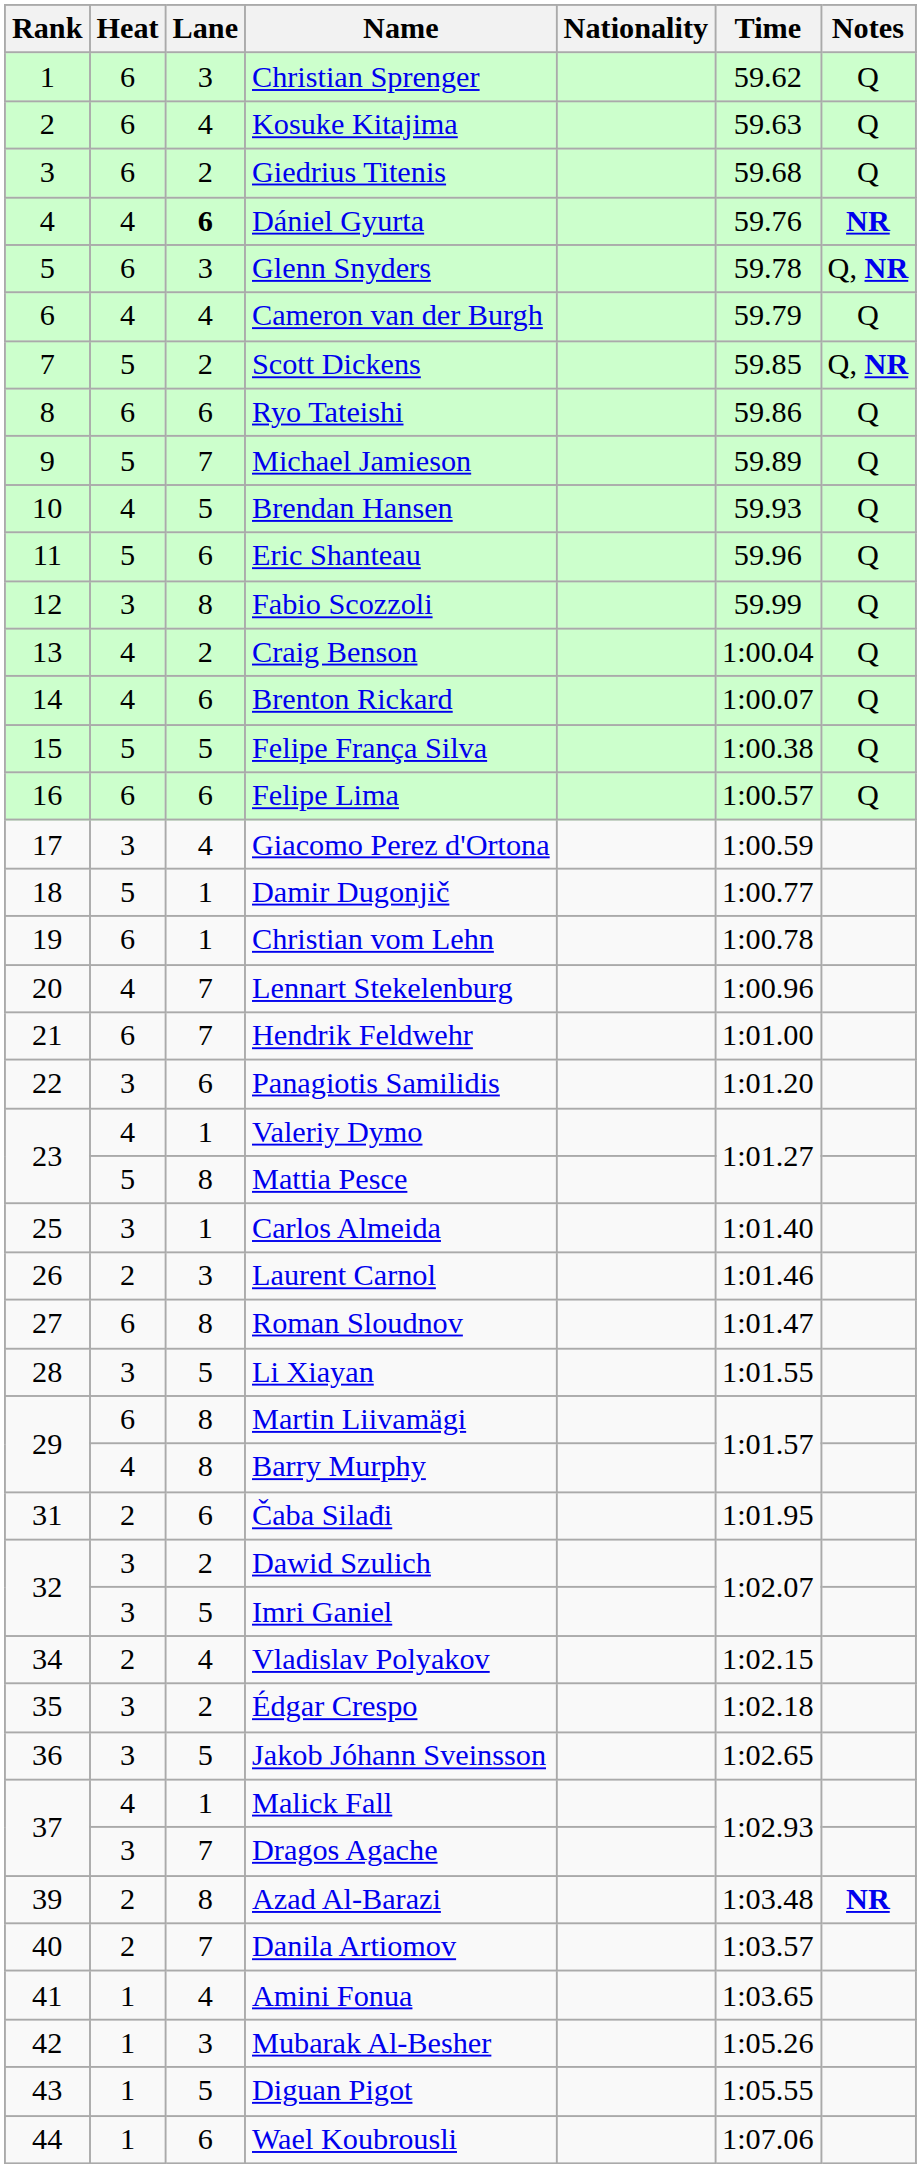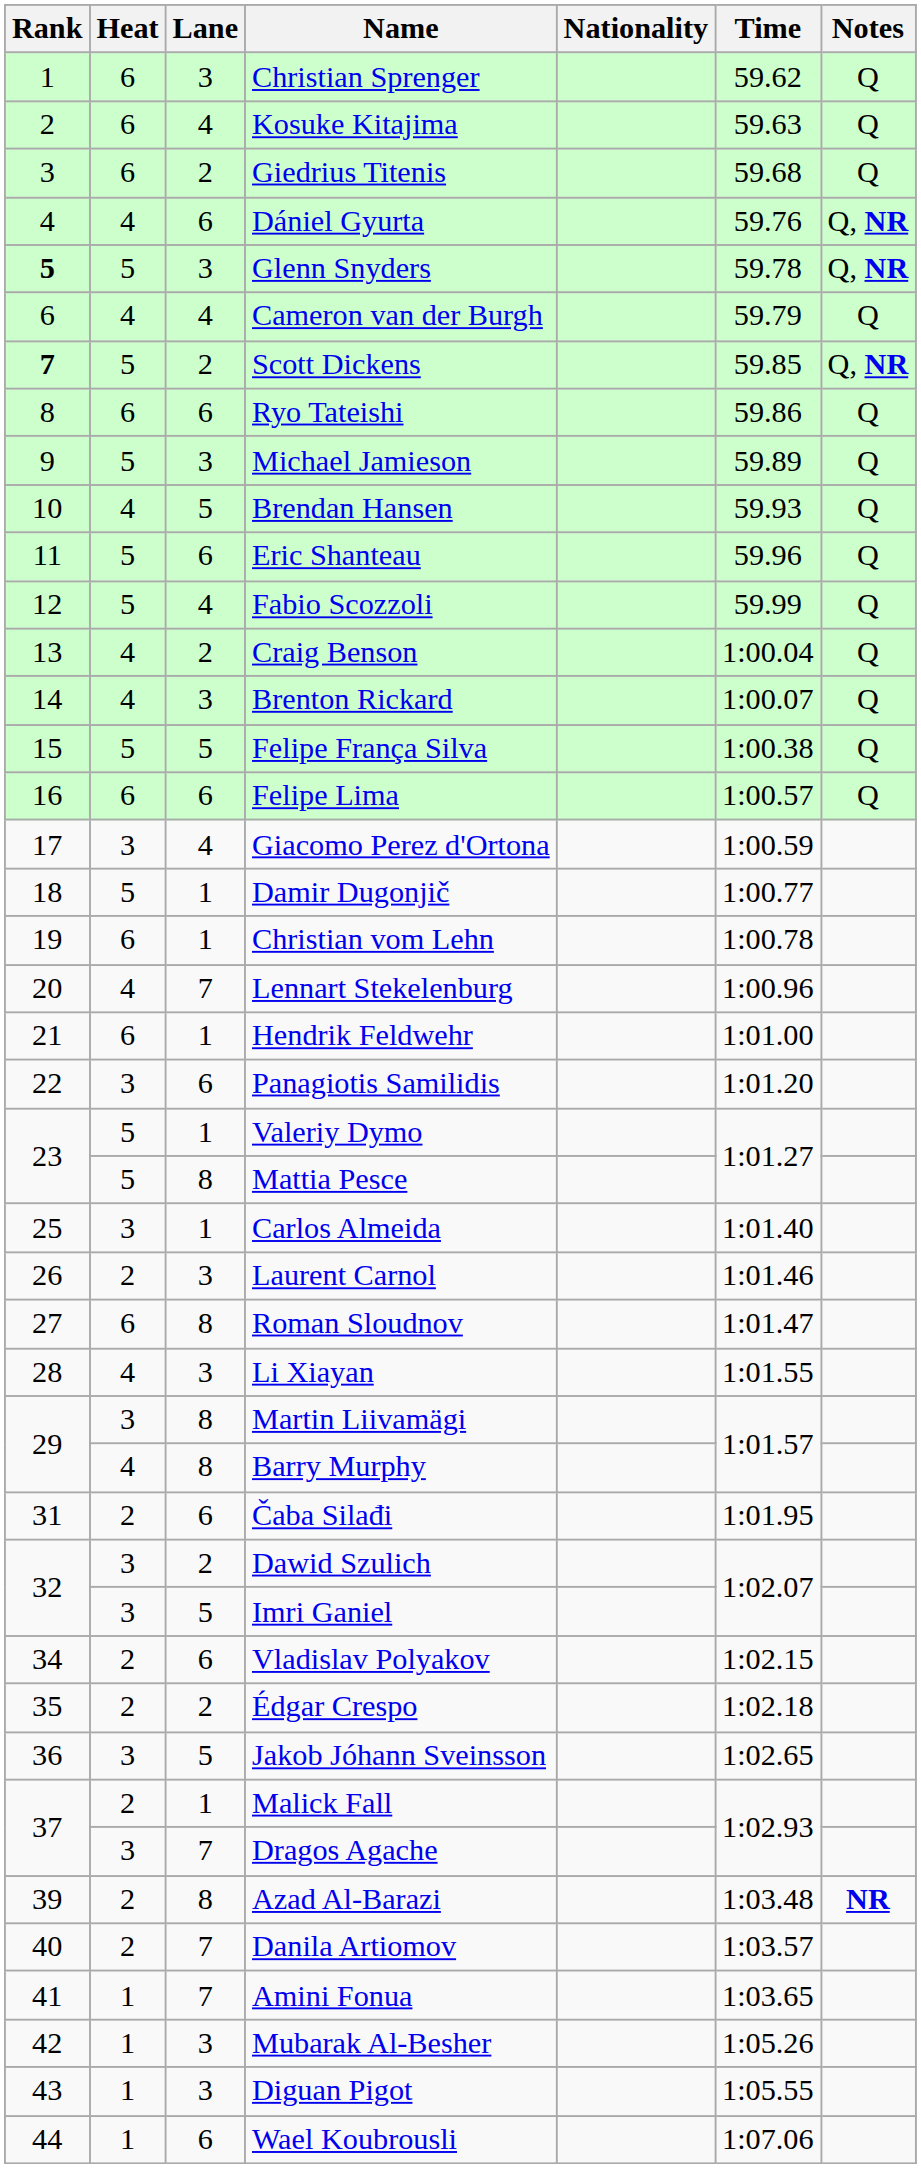(205, 220) bold -> (205, 220) normal
(868, 220) NR -> (868, 220) Q, NR
(47, 268) normal -> (47, 268) bold
(128, 268) 6 -> (128, 268) 5
(47, 364) normal -> (47, 364) bold
(205, 460) 7 -> (205, 460) 3
(128, 603) 3 -> (128, 603) 5
(205, 603) 8 -> (205, 603) 4
(205, 699) 6 -> (205, 699) 3
(205, 1035) 7 -> (205, 1035) 1
(128, 1131) 4 -> (128, 1131) 5
(128, 1371) 3 -> (128, 1371) 4
(205, 1371) 5 -> (205, 1371) 3
(128, 1419) 6 -> (128, 1419) 3
(205, 1659) 4 -> (205, 1659) 6
(128, 1707) 3 -> (128, 1707) 2
(128, 1802) 4 -> (128, 1802) 2
(205, 1994) 4 -> (205, 1994) 7
(205, 2090) 5 -> (205, 2090) 3
